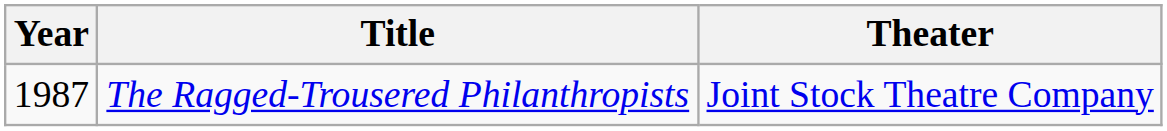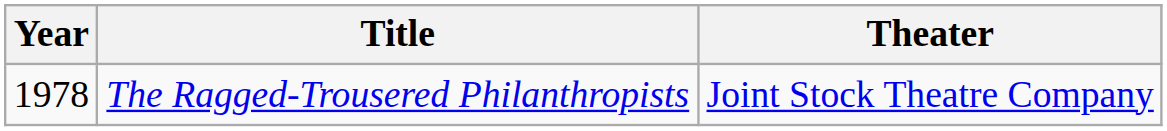(51, 93) 1987 -> (51, 93) 1978
